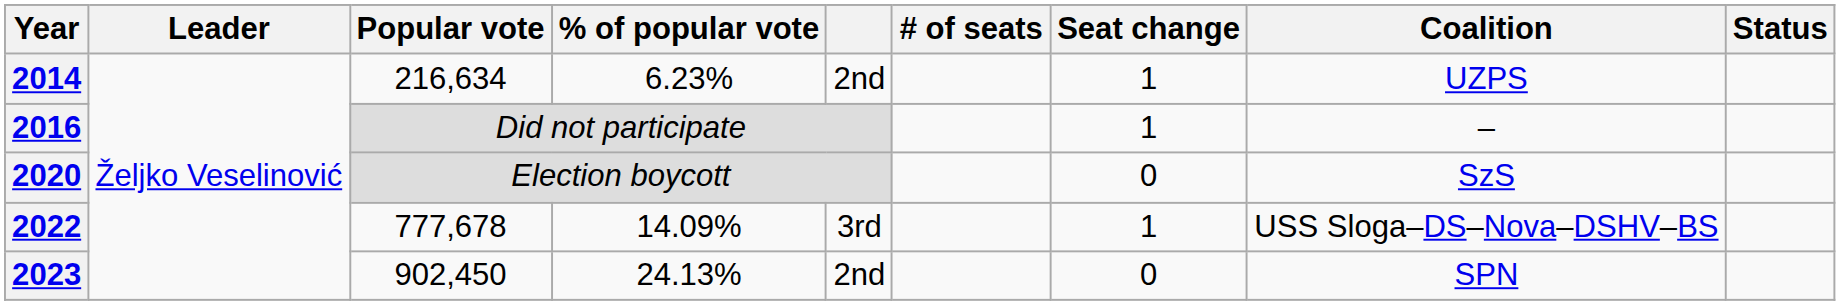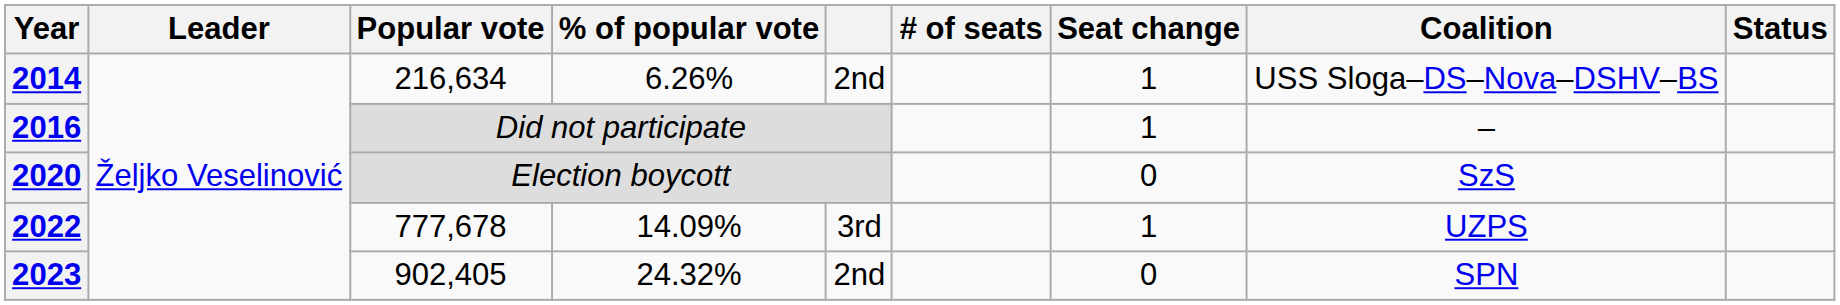(689, 78) 6.23% -> (689, 78) 6.26%
(1486, 78) UZPS -> (1486, 78) USS Sloga–DS–Nova–DSHV–BS
(1486, 226) USS Sloga–DS–Nova–DSHV–BS -> (1486, 226) UZPS
(451, 275) 902,450 -> (451, 275) 902,405
(689, 275) 24.13% -> (689, 275) 24.32%
